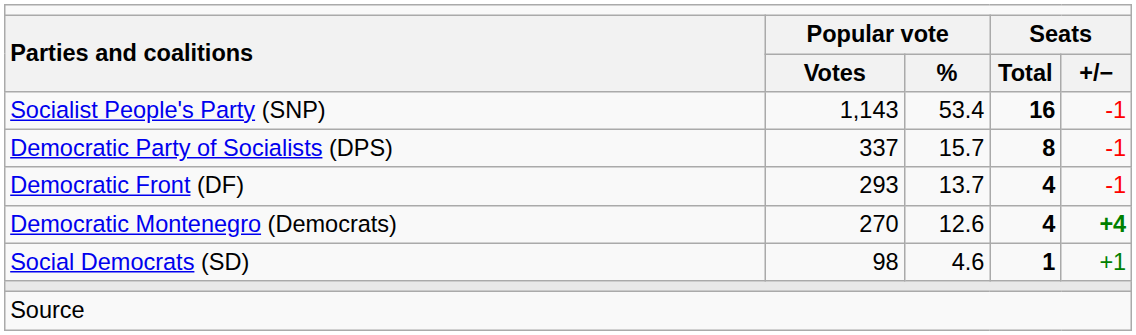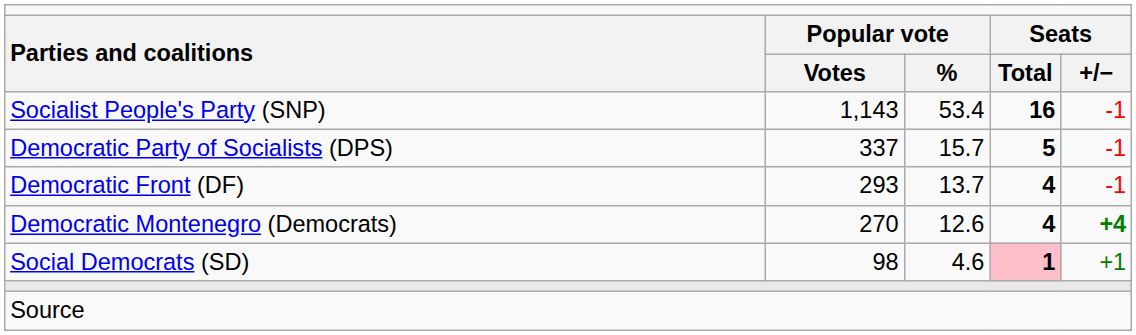(1049, 147) 8 -> (1049, 147) 5
(1049, 261) no background -> (1049, 261) pink background
